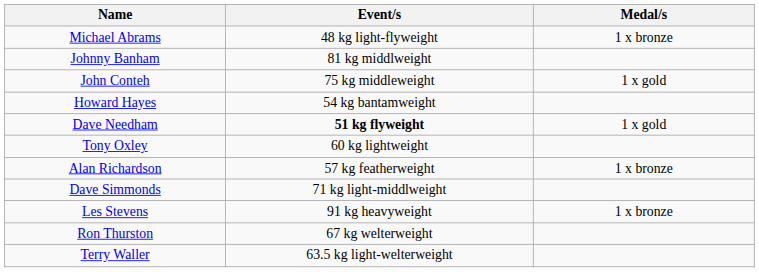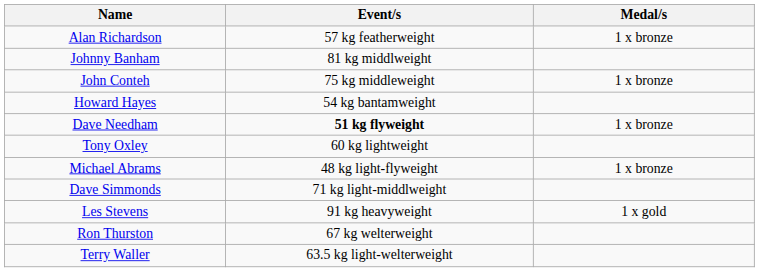rows swapped: (115, 37) <-> (115, 168)
(644, 80) 1 x gold -> (644, 80) 1 x bronze
(644, 124) 1 x gold -> (644, 124) 1 x bronze
(644, 211) 1 x bronze -> (644, 211) 1 x gold
